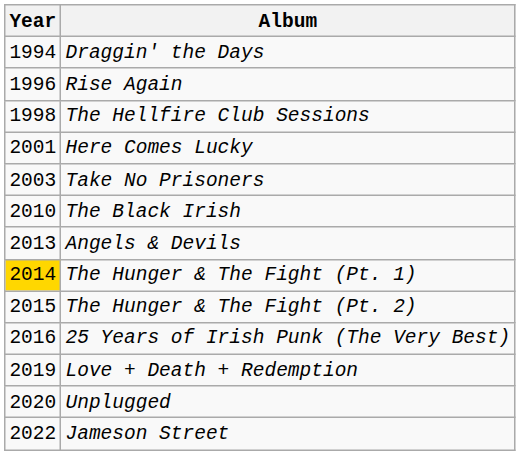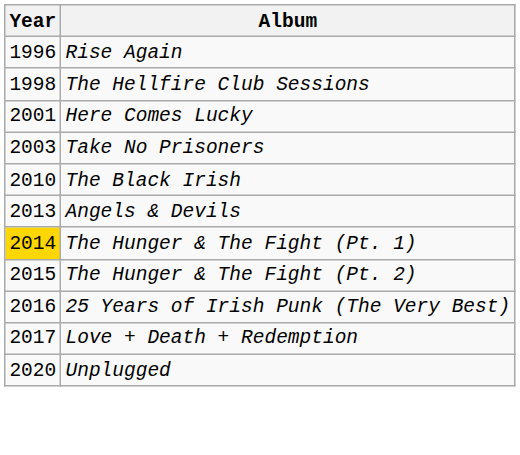- row: (165, 52)
(33, 370) 2019 -> (33, 338) 2017
- row: (147, 434)
